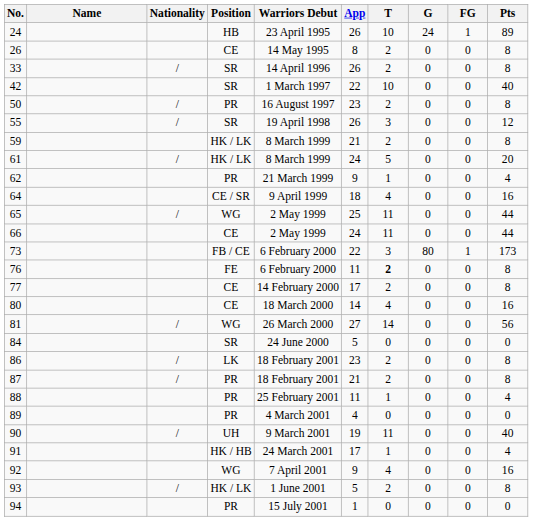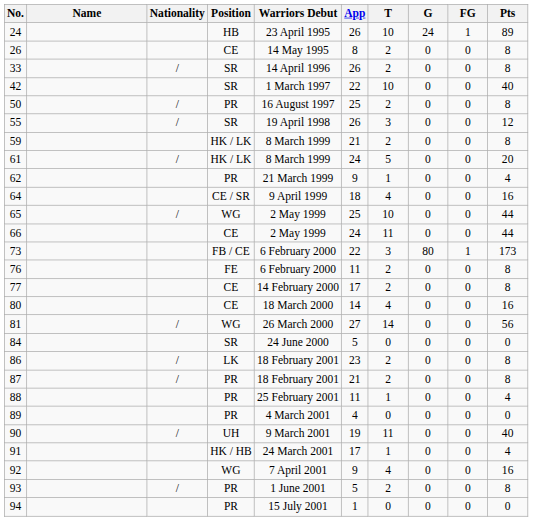(355, 104) 23 -> (355, 104) 25
(388, 214) 11 -> (388, 214) 10
(388, 269) bold -> (388, 269) normal
(231, 488) HK / LK -> (231, 488) PR
